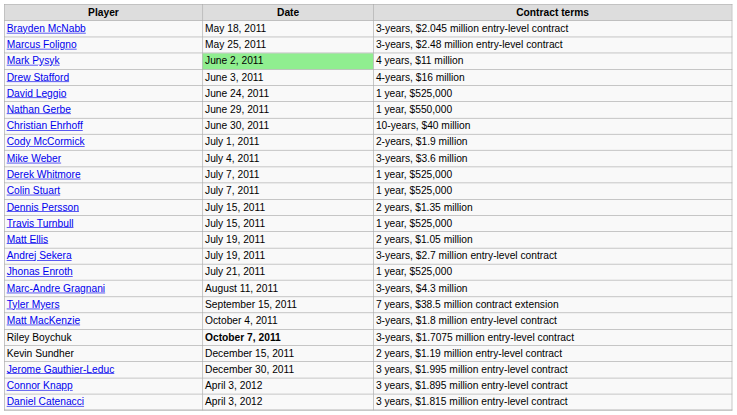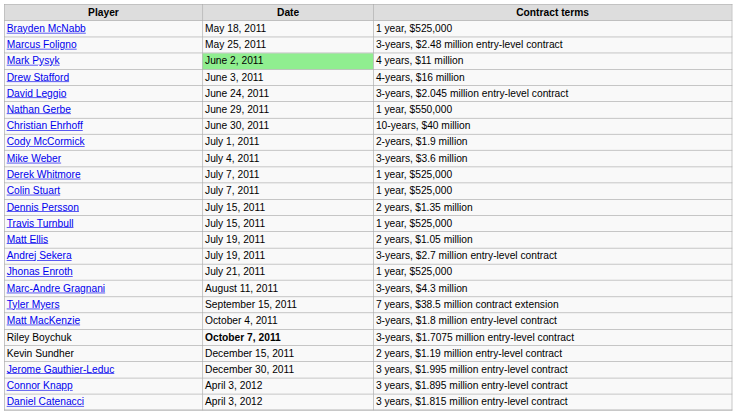(472, 28) 3-years, $2.045 million entry-level contract -> (414, 28) 1 year, $525,000
(414, 93) 1 year, $525,000 -> (472, 93) 3-years, $2.045 million entry-level contract
